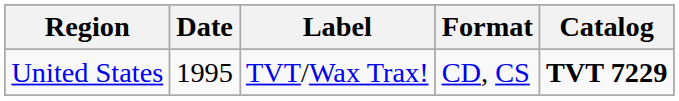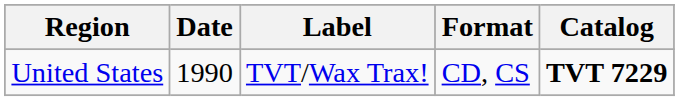(205, 71) 1995 -> (205, 71) 1990
